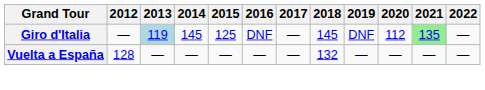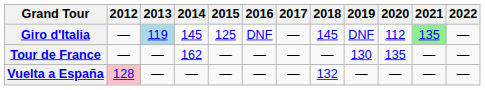+ row: (56, 54)
(124, 54) no background -> (124, 74) pink background
